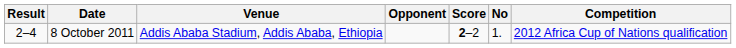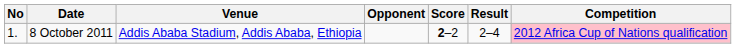columns swapped: (500, 14) <-> (26, 14)
(621, 33) no background -> (621, 33) pink background
